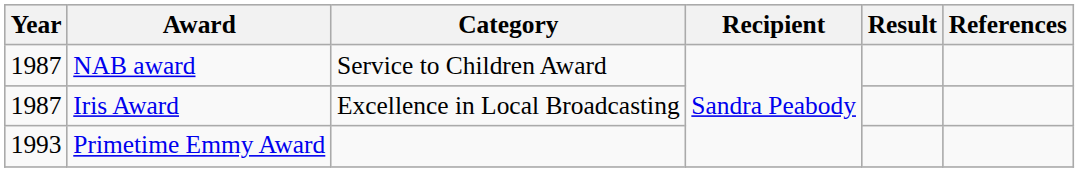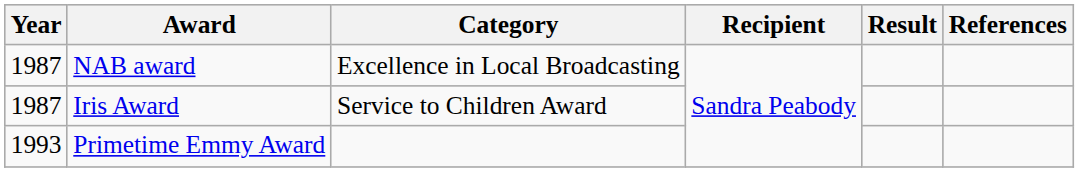(472, 65) Service to Children Award -> (508, 65) Excellence in Local Broadcasting
(508, 105) Excellence in Local Broadcasting -> (472, 105) Service to Children Award
